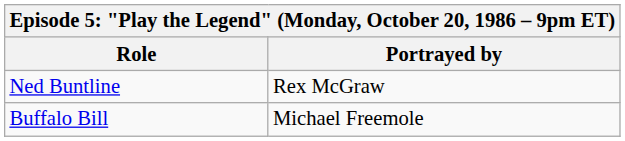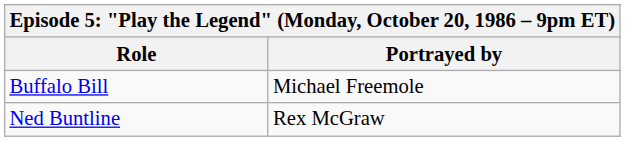rows swapped: (65, 86) <-> (59, 119)
